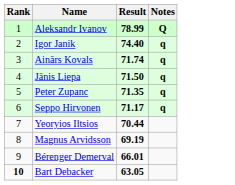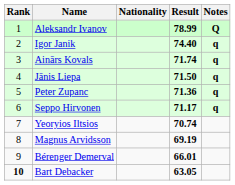+ column: (143, 12)
(132, 92) 71.35 -> (185, 92) 71.36
(132, 124) 70.44 -> (185, 124) 70.74
